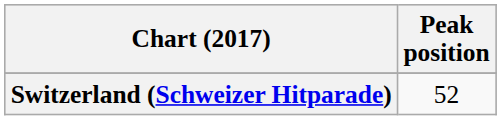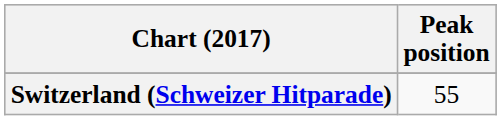(447, 93) 52 -> (447, 93) 55
